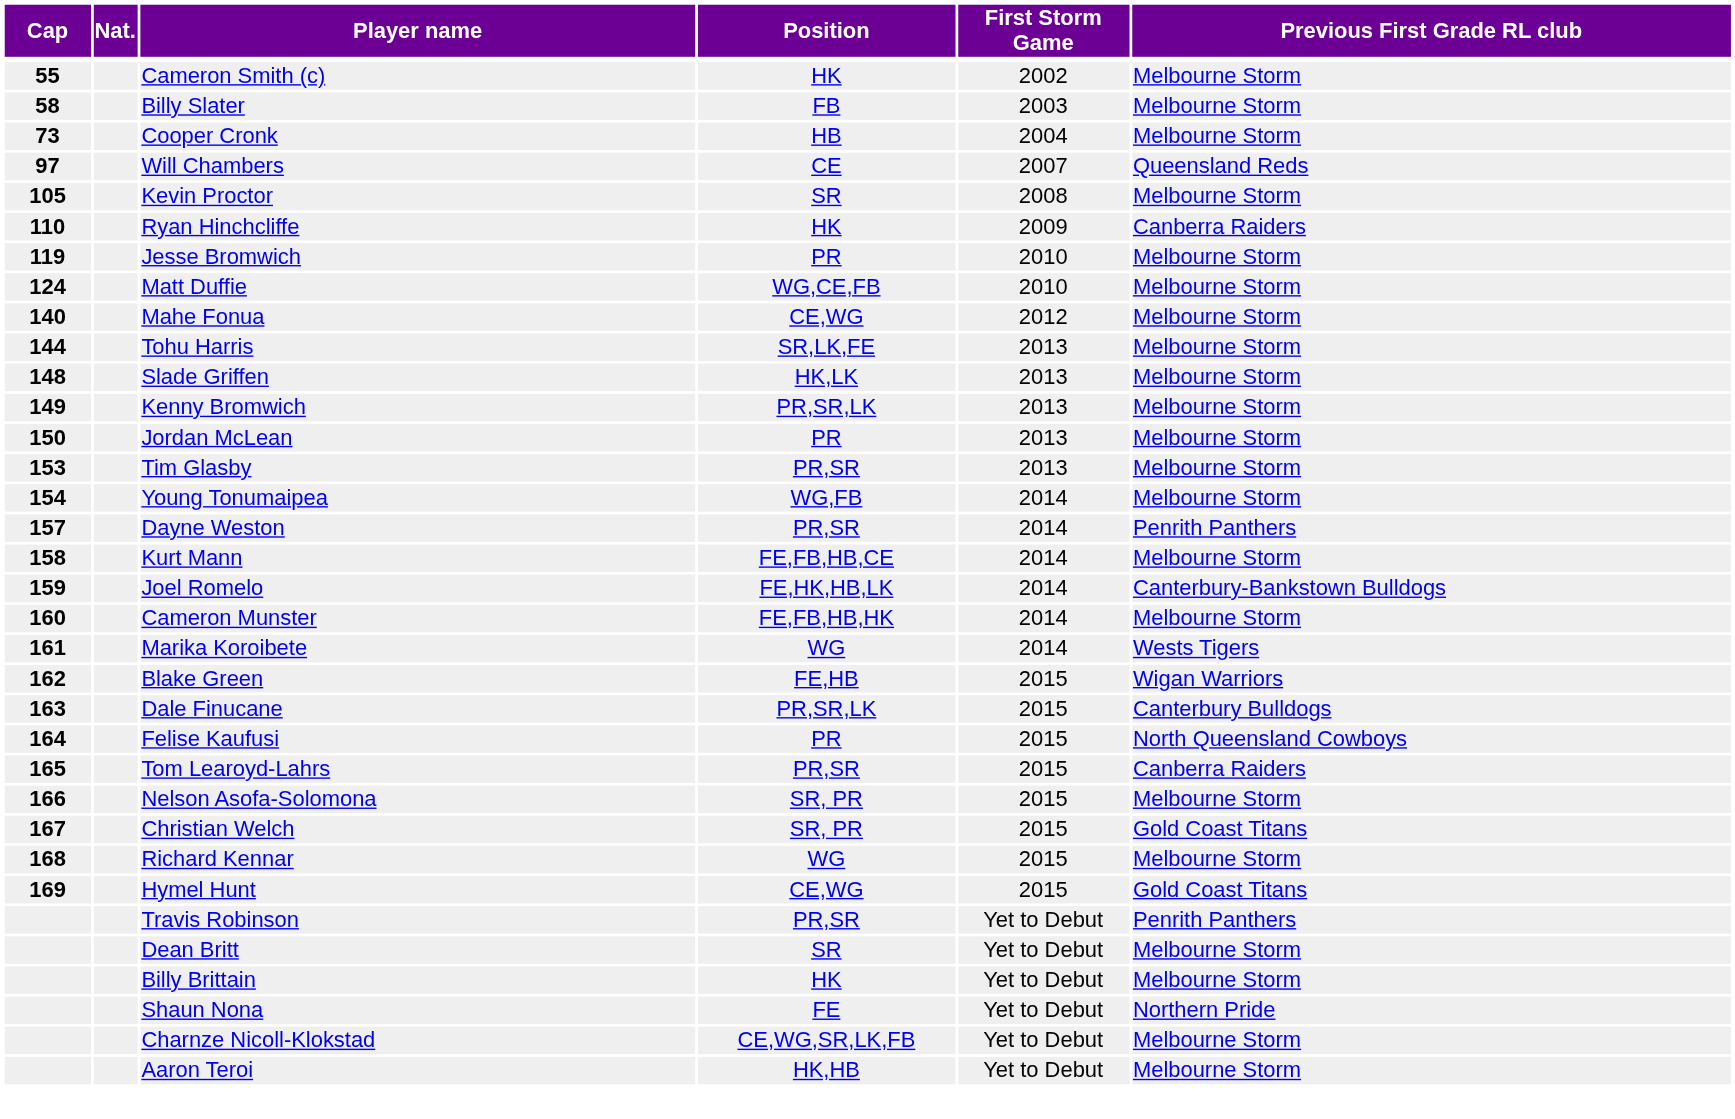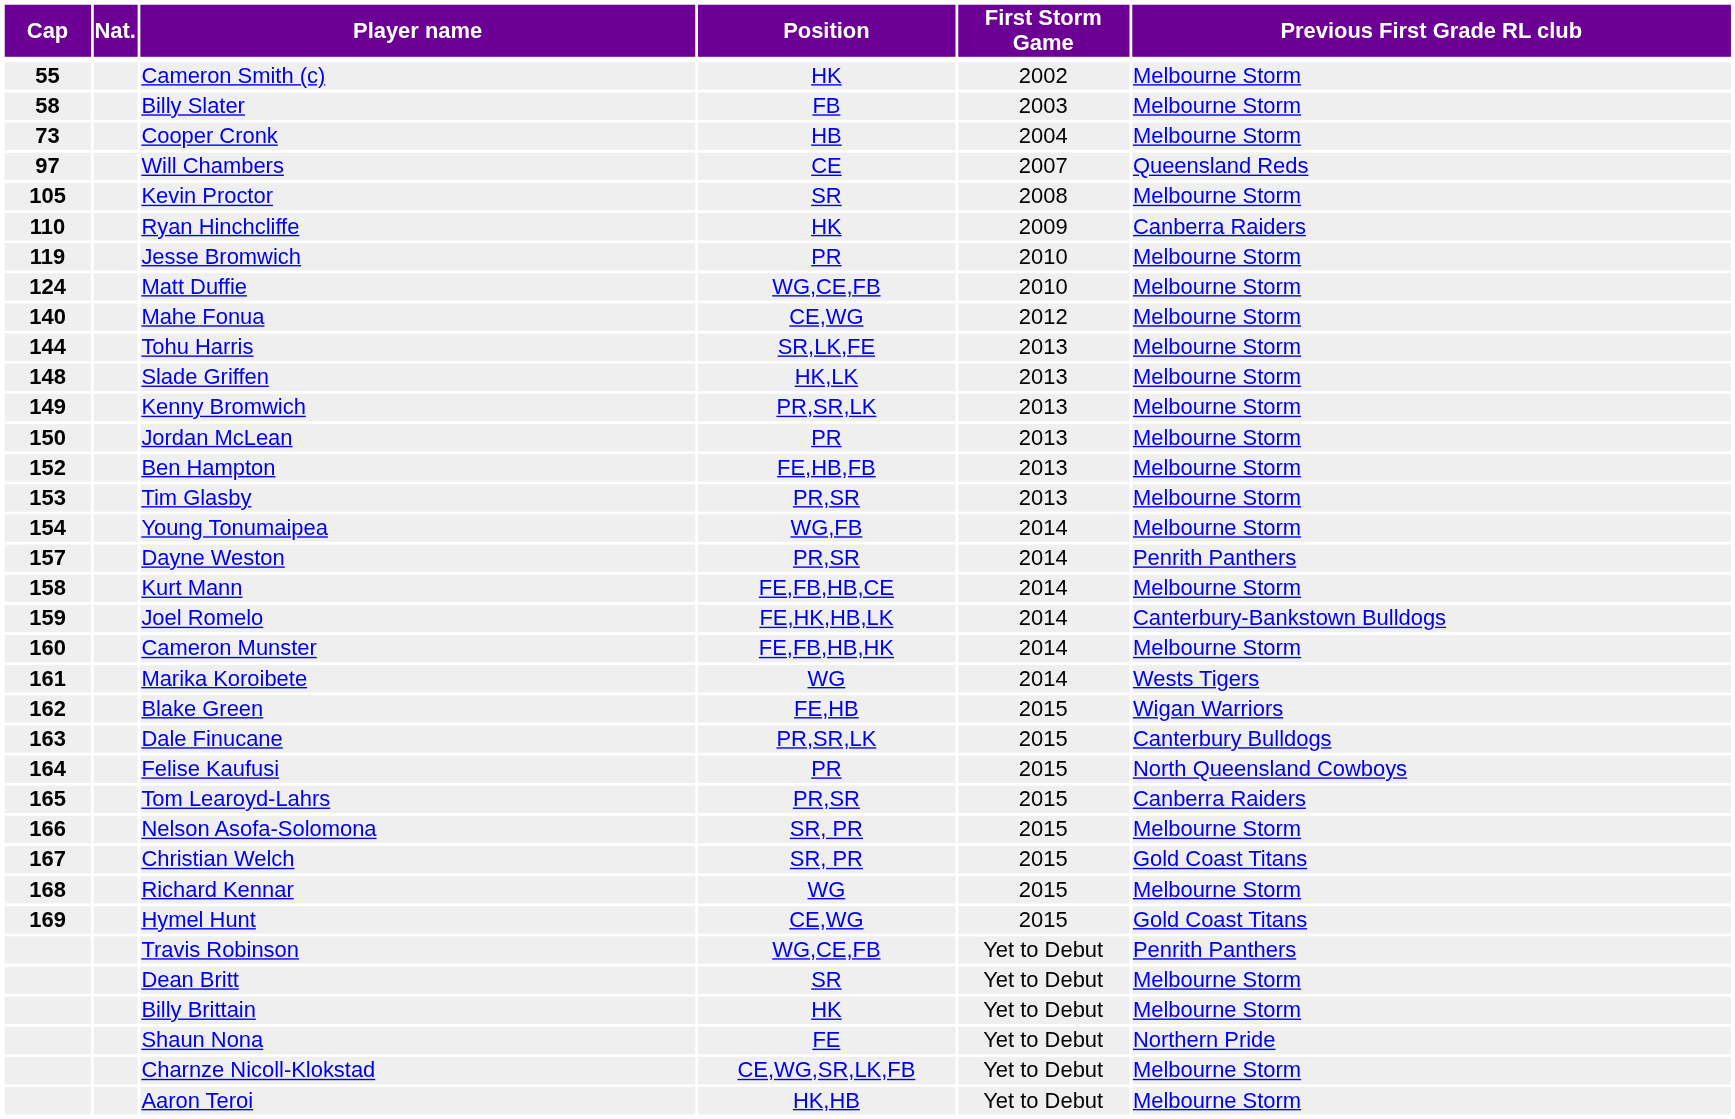+ row: (208, 467)
(826, 919) PR,SR -> (826, 949) WG,CE,FB
